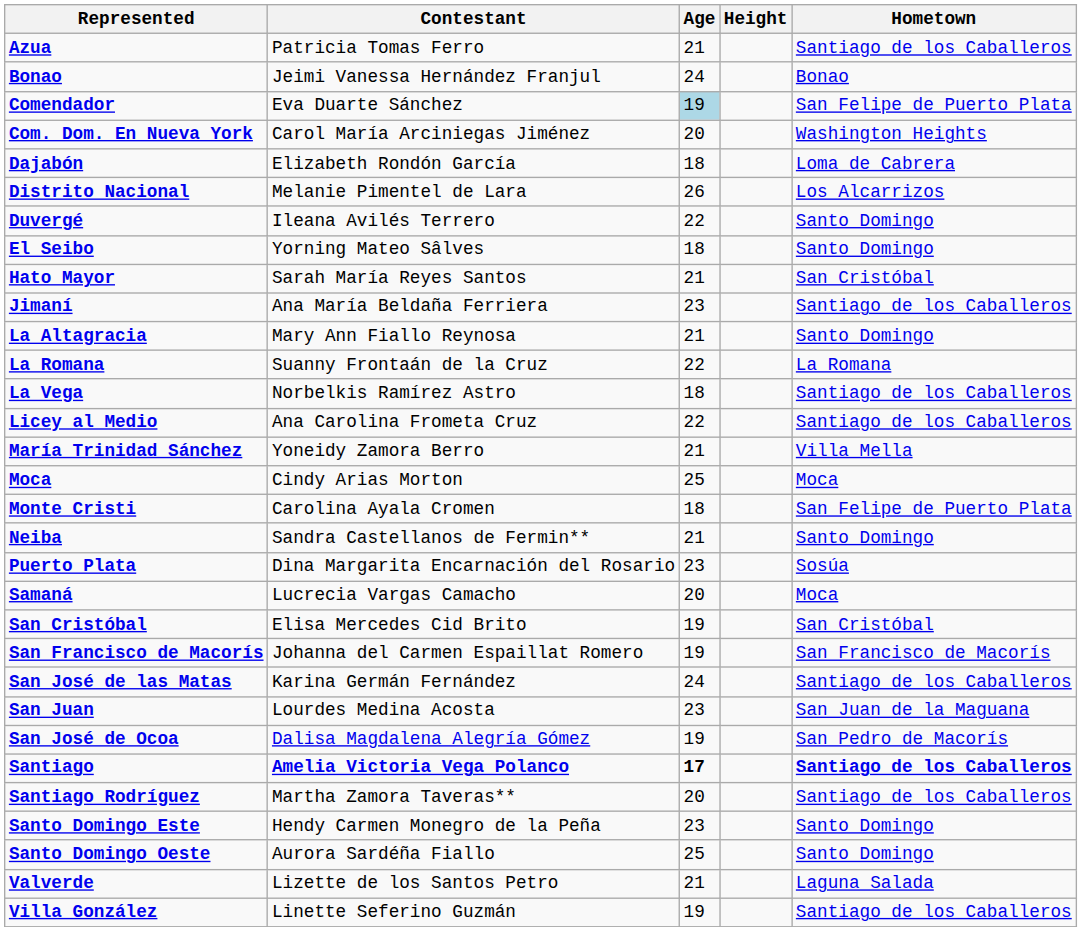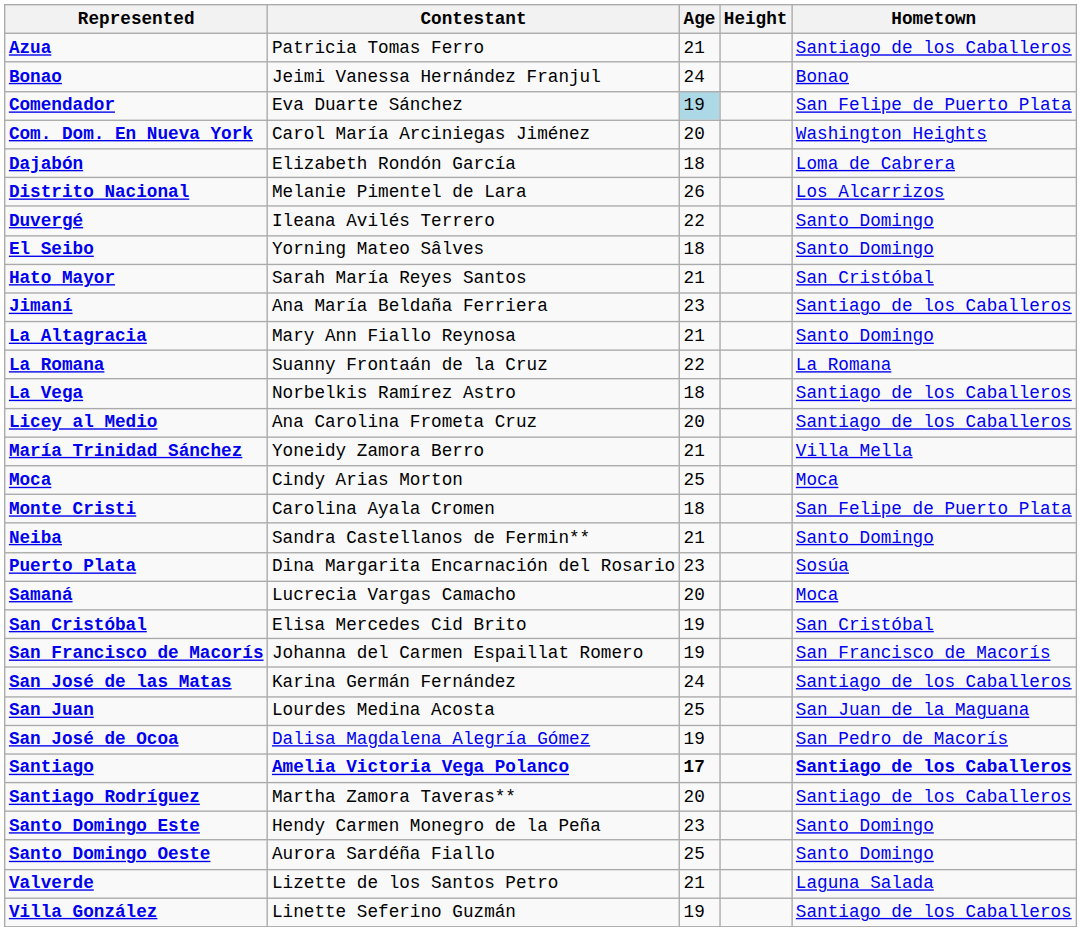(694, 422) 22 -> (694, 422) 20
(694, 711) 23 -> (694, 711) 25
